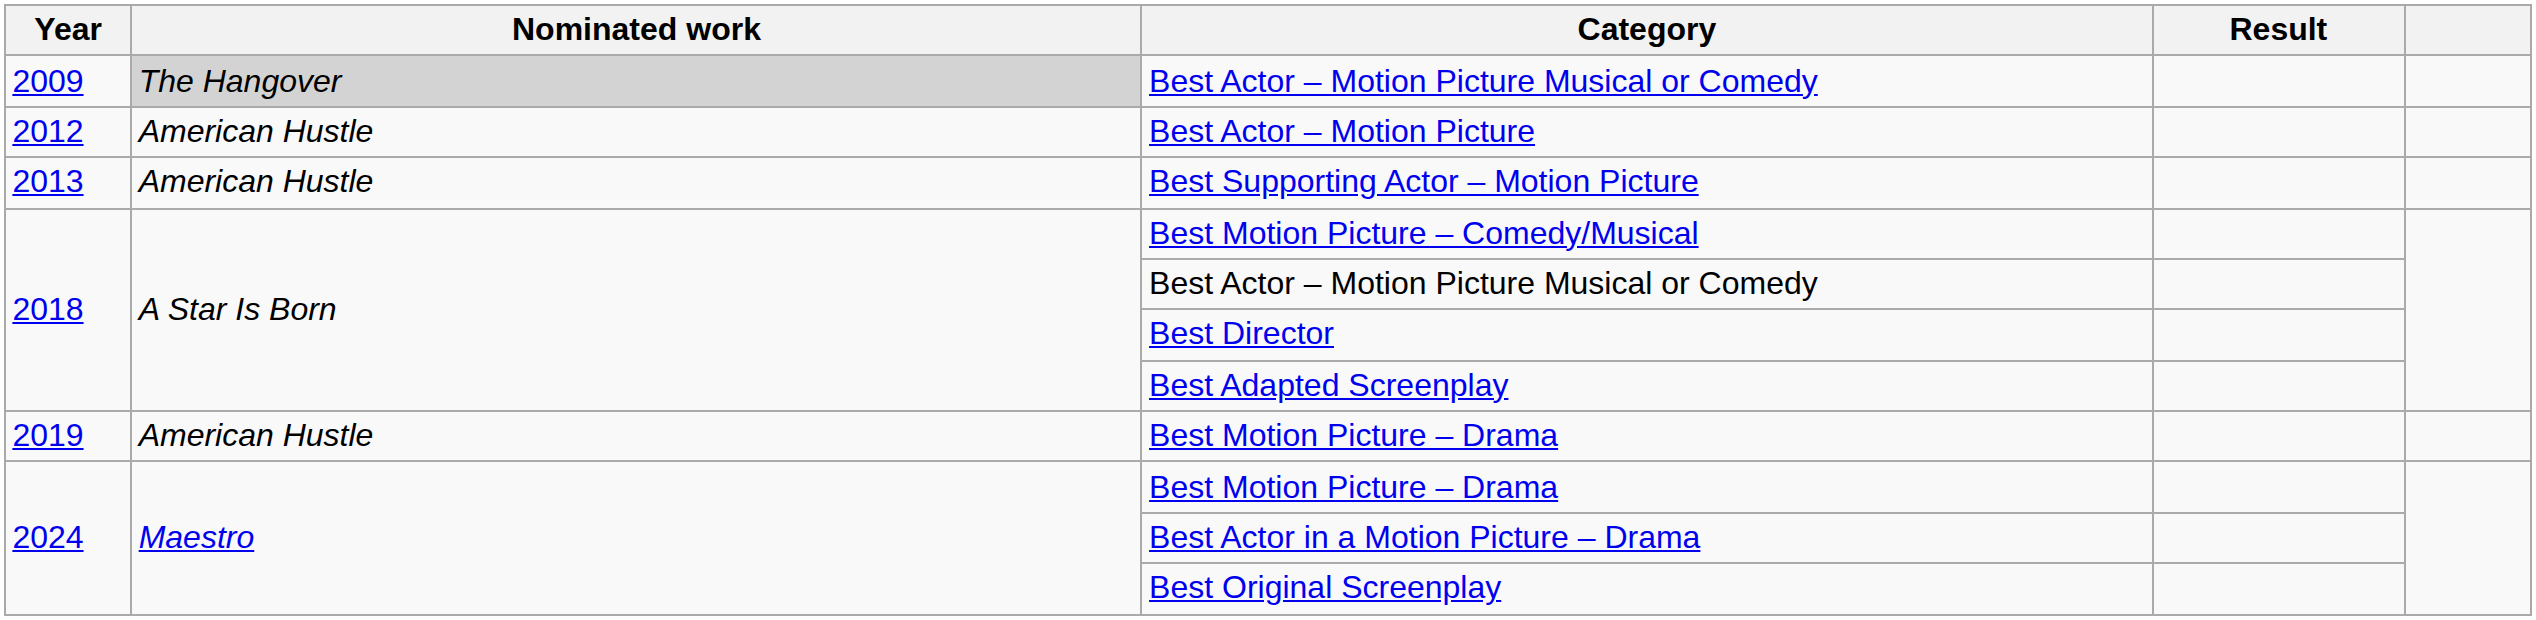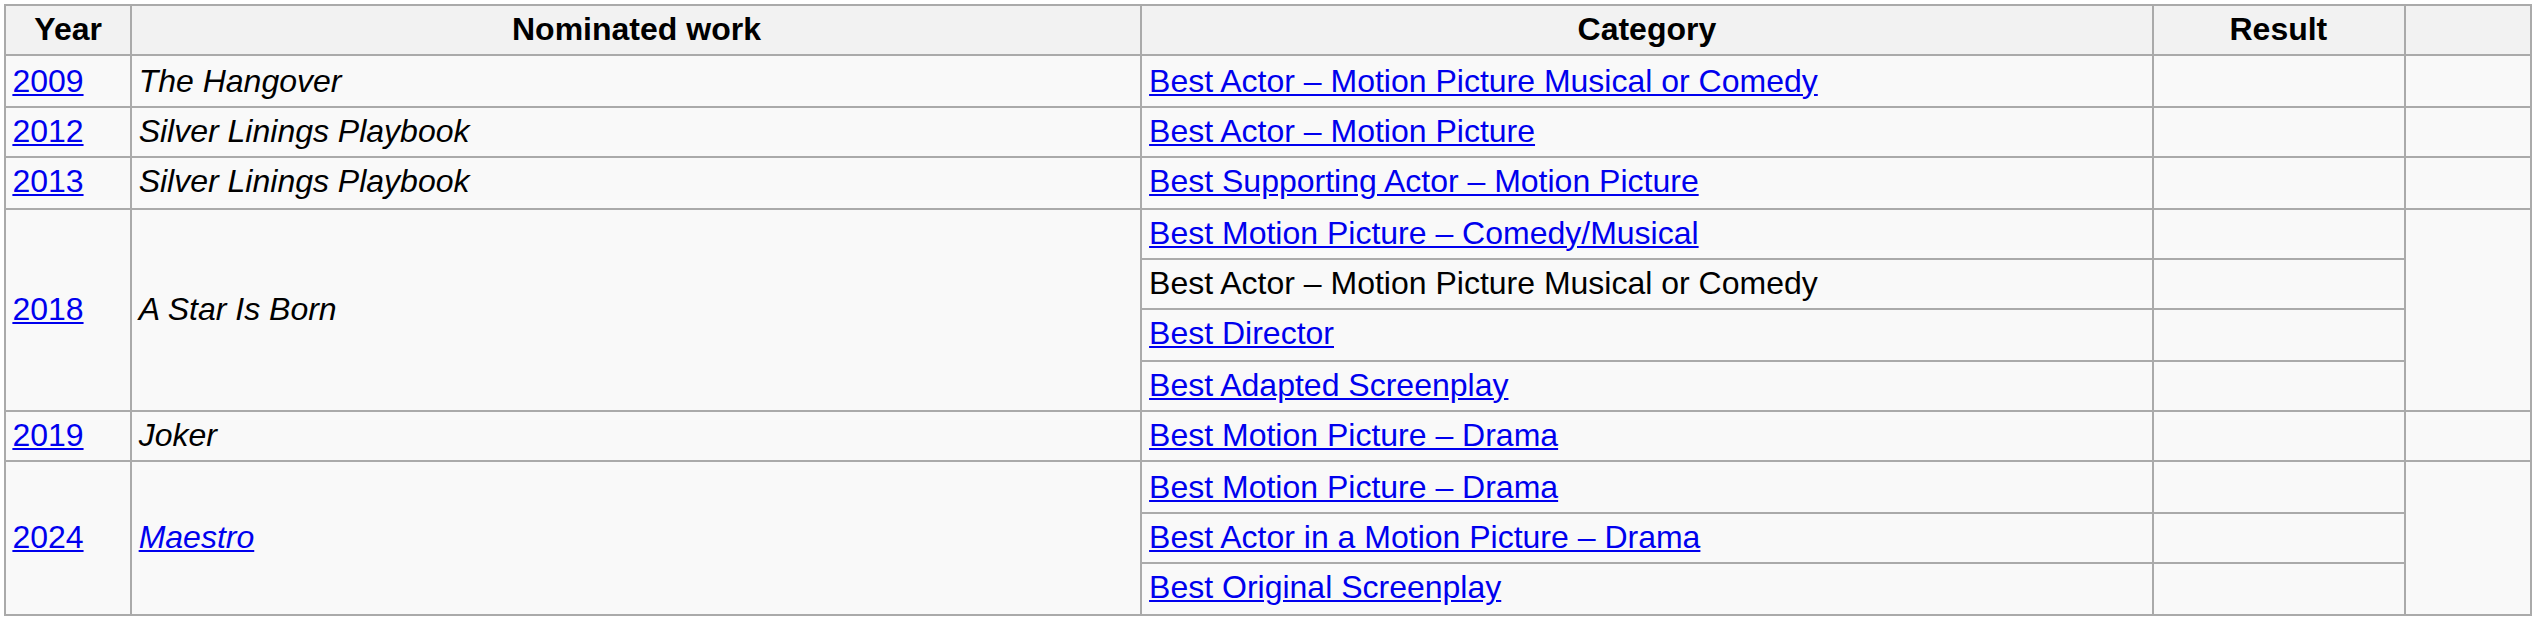(240, 80) lightgrey background -> (240, 80) no background
(256, 131) American Hustle -> (304, 131) Silver Linings Playbook
(256, 182) American Hustle -> (304, 182) Silver Linings Playbook
(256, 435) American Hustle -> (178, 435) Joker
